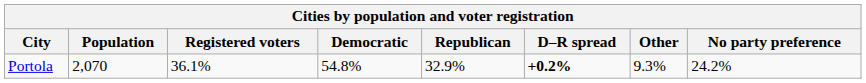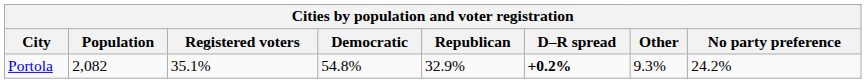(90, 66) 2,070 -> (90, 66) 2,082
(191, 66) 36.1% -> (191, 66) 35.1%
